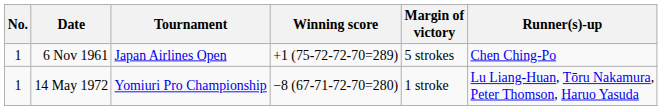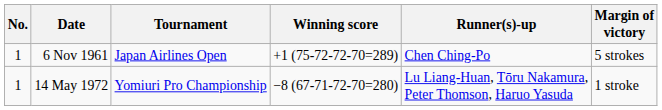columns swapped: (434, 24) <-> (562, 24)
